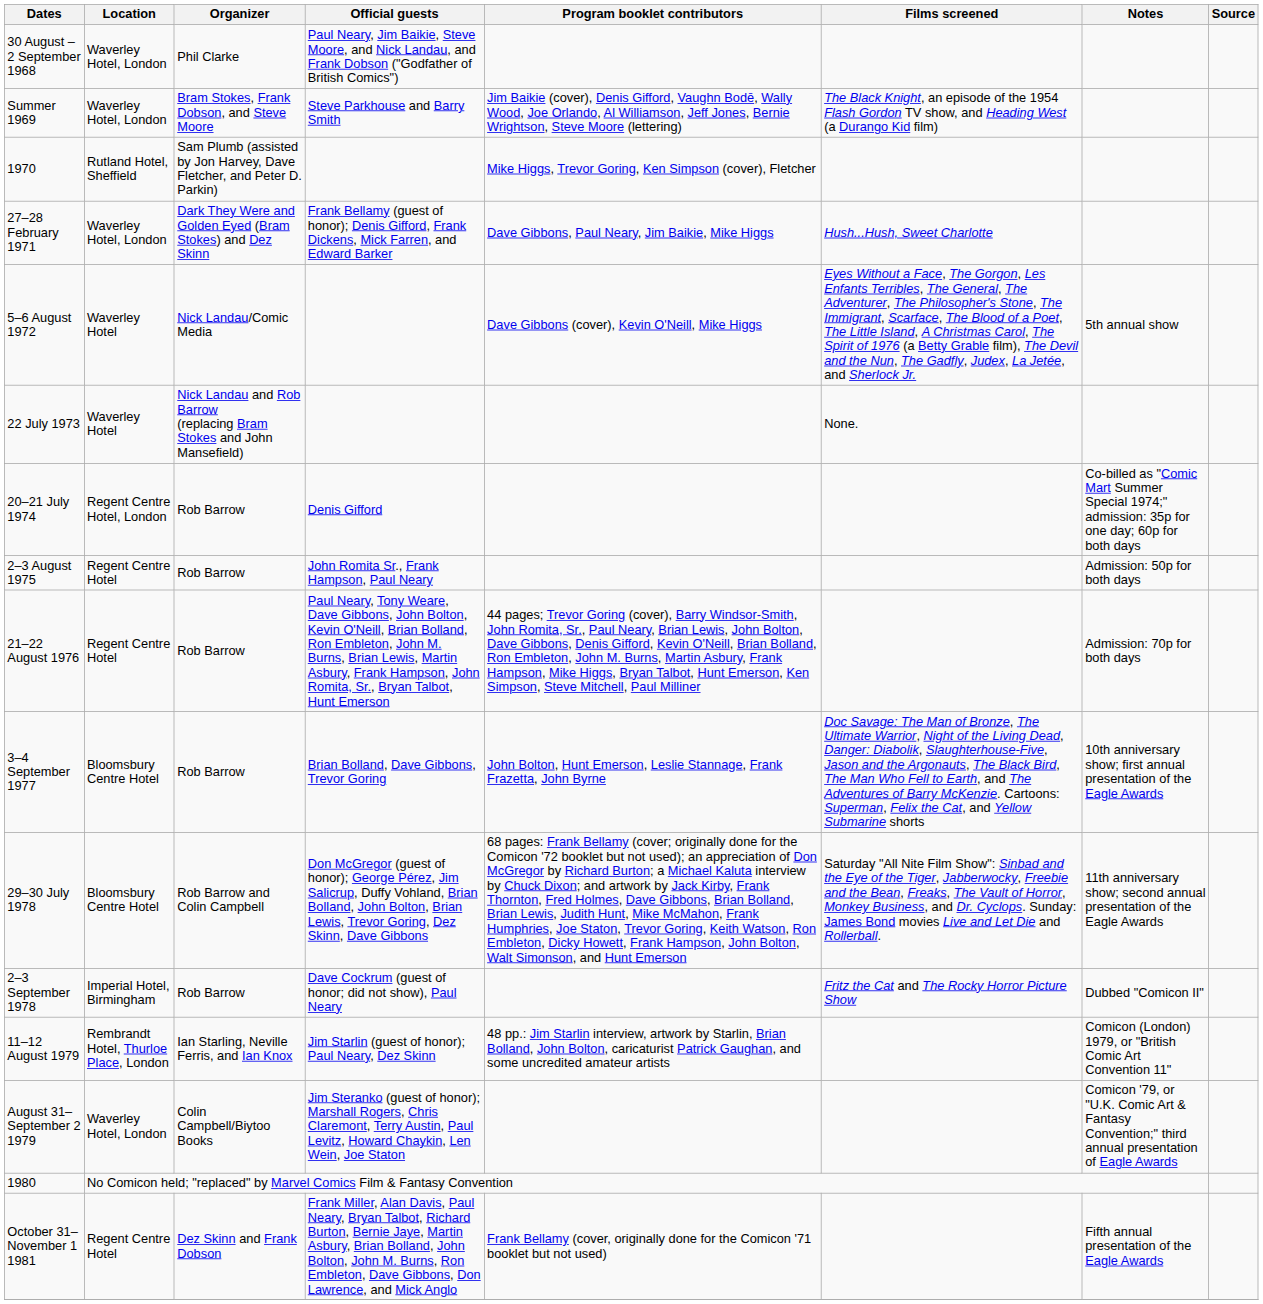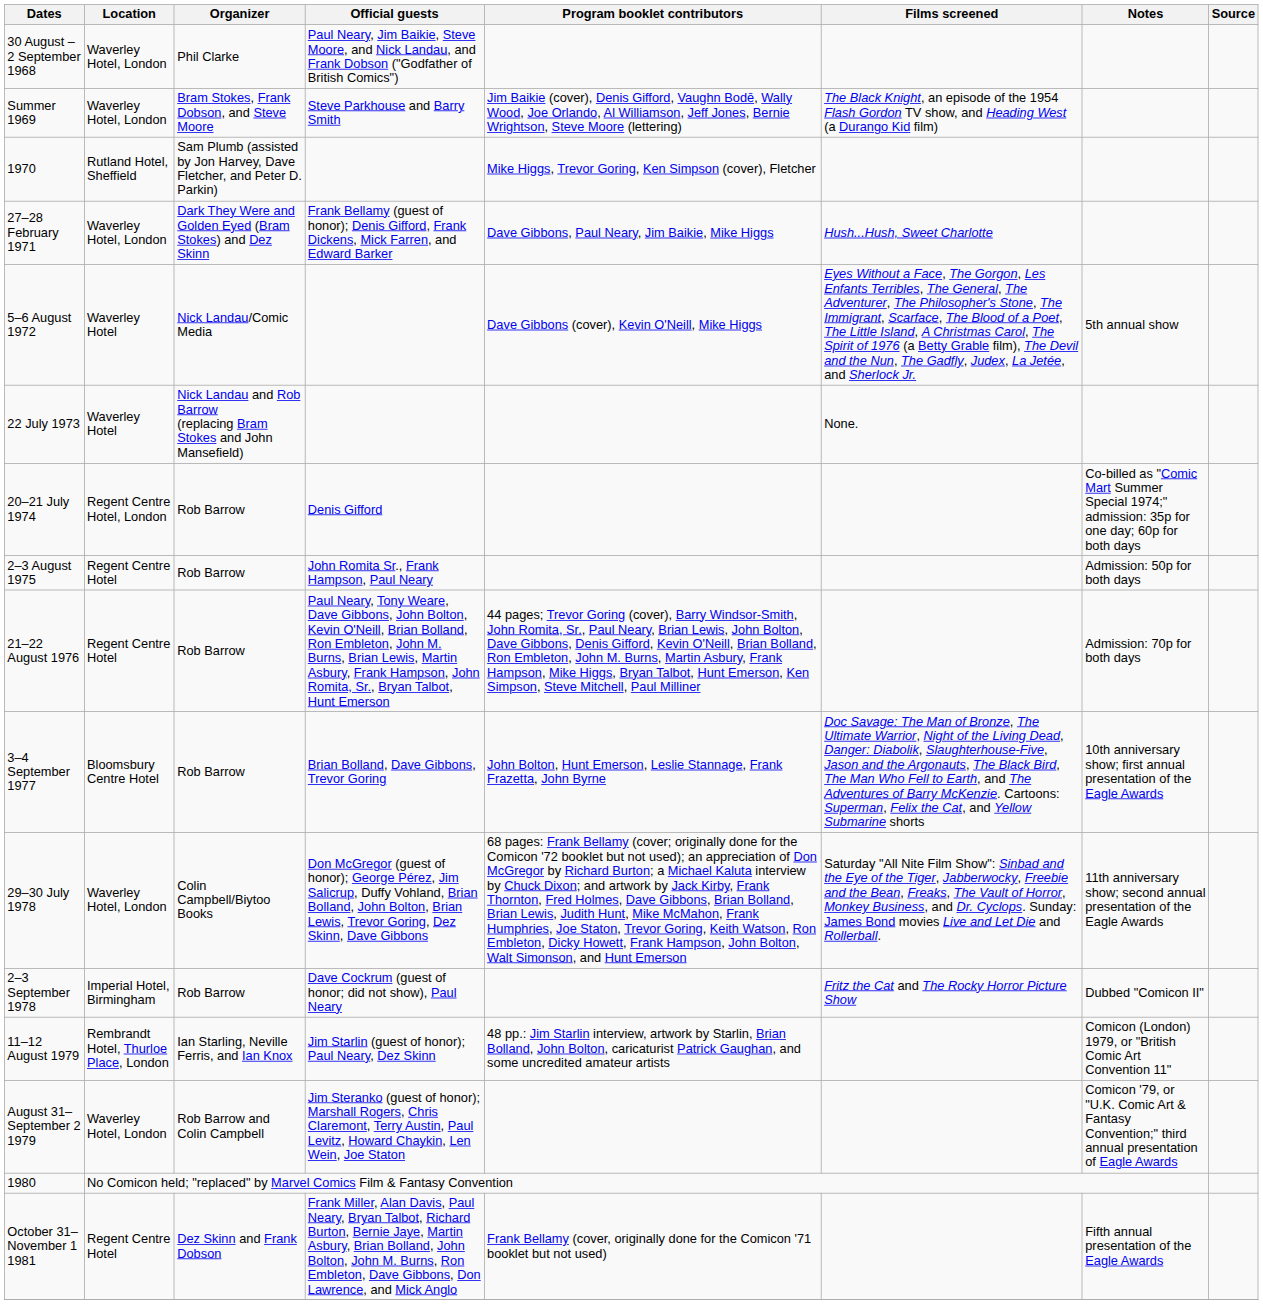(123, 900) Bloomsbury Centre Hotel -> (127, 900) Waverley Hotel, London
(224, 900) Rob Barrow and Colin Campbell -> (224, 900) Colin Campbell/Biytoo Books
(224, 1126) Colin Campbell/Biytoo Books -> (224, 1126) Rob Barrow and Colin Campbell
